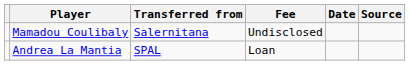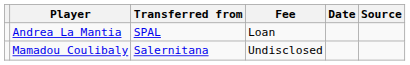rows swapped: (70, 32) <-> (67, 51)
